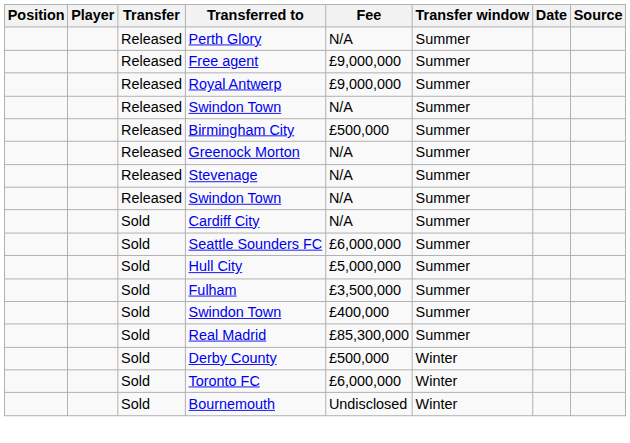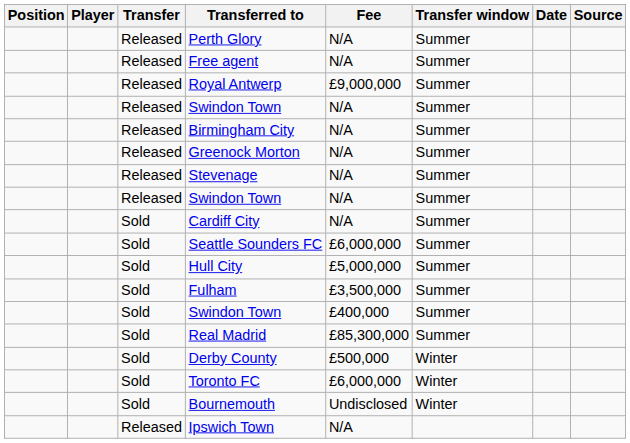(365, 61) £9,000,000 -> (341, 61) N/A
(359, 130) £500,000 -> (341, 130) N/A
+ row: (152, 426)
